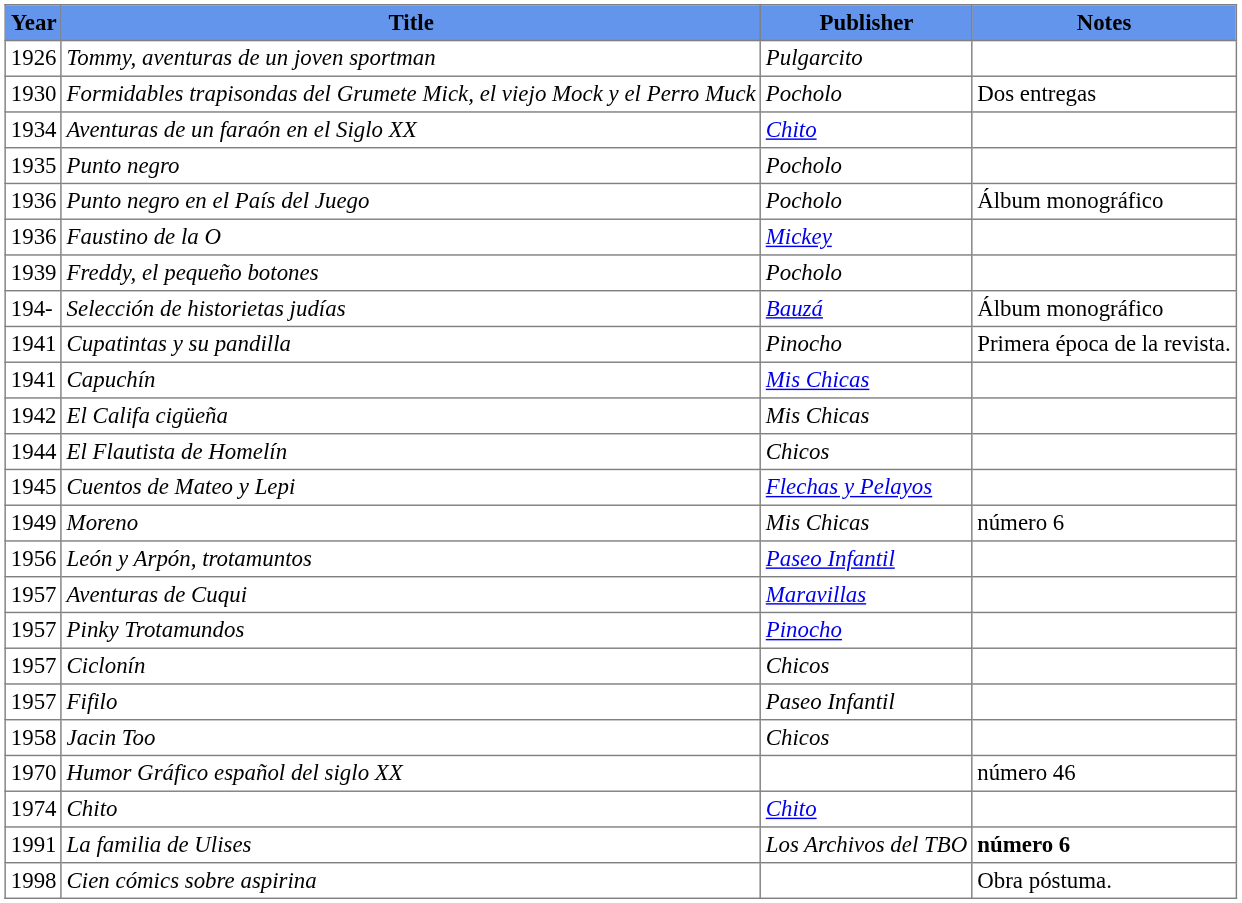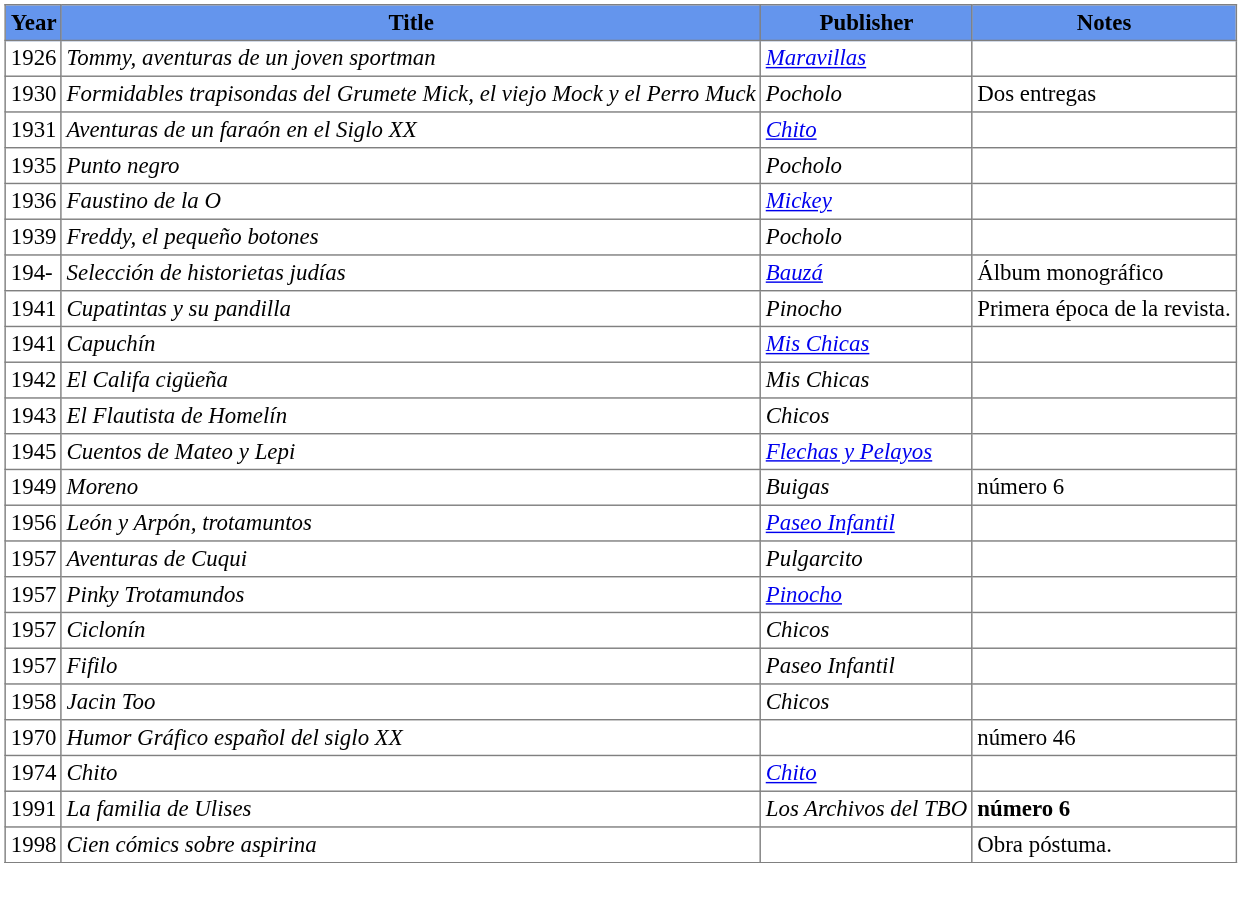(814, 58) Pulgarcito -> (816, 58) Maravillas
(34, 129) 1934 -> (34, 129) 1931
- row: (218, 201)
(34, 451) 1944 -> (34, 415) 1943
(818, 522) Mis Chicas -> (798, 487) Buigas
(816, 594) Maravillas -> (814, 558) Pulgarcito
